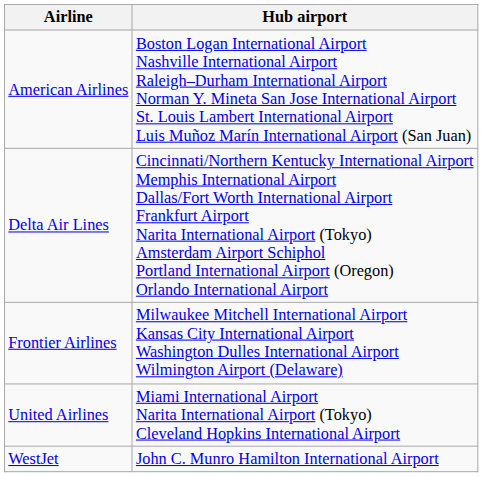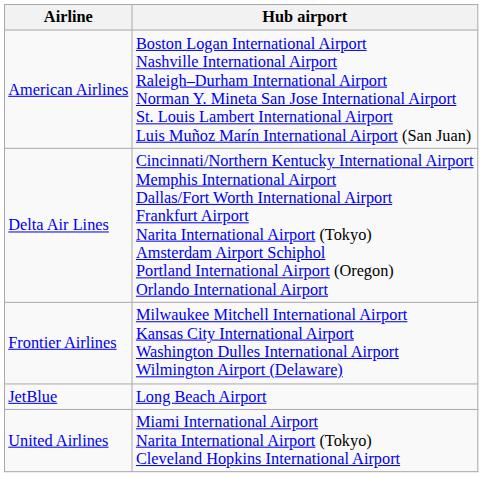+ row: (33, 396)
- row: (33, 458)
